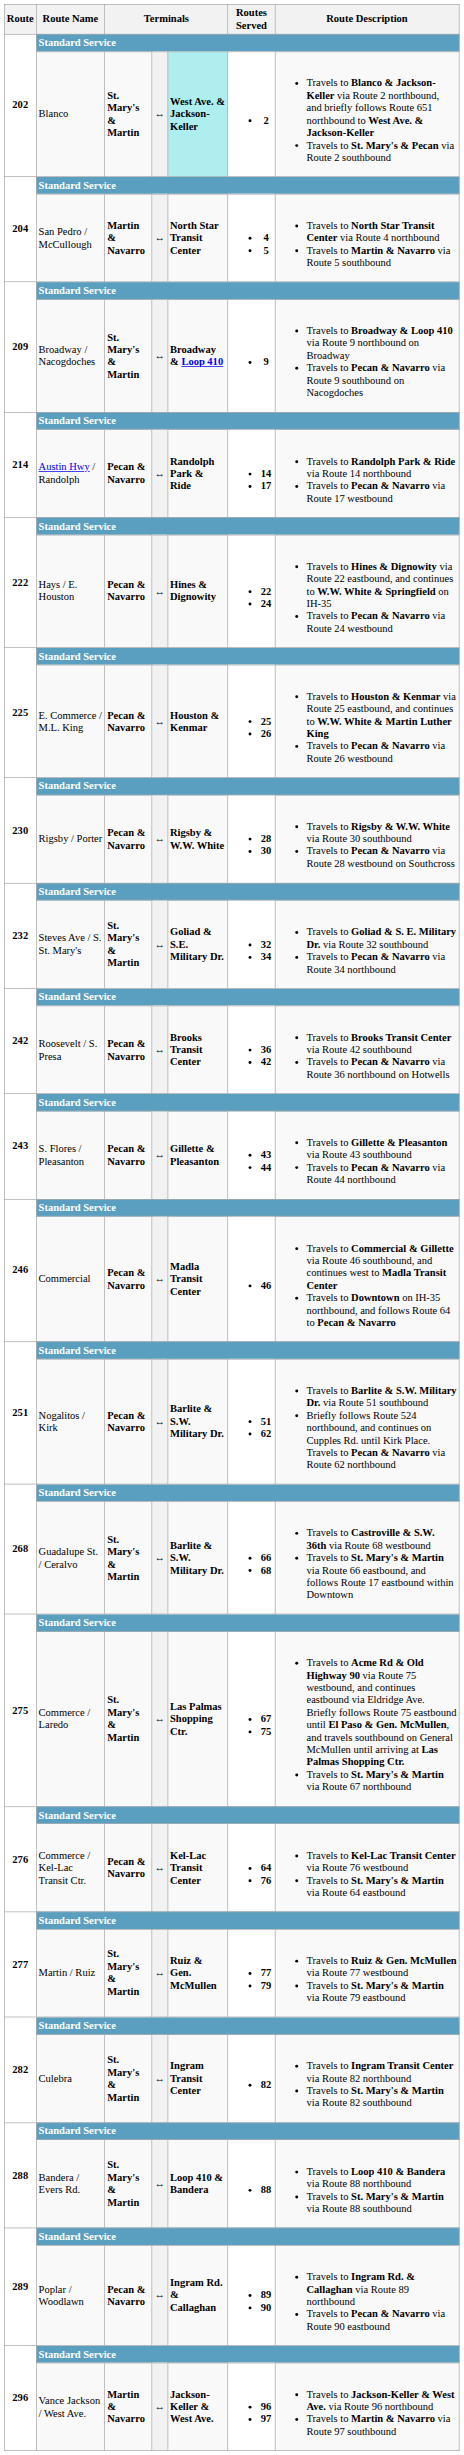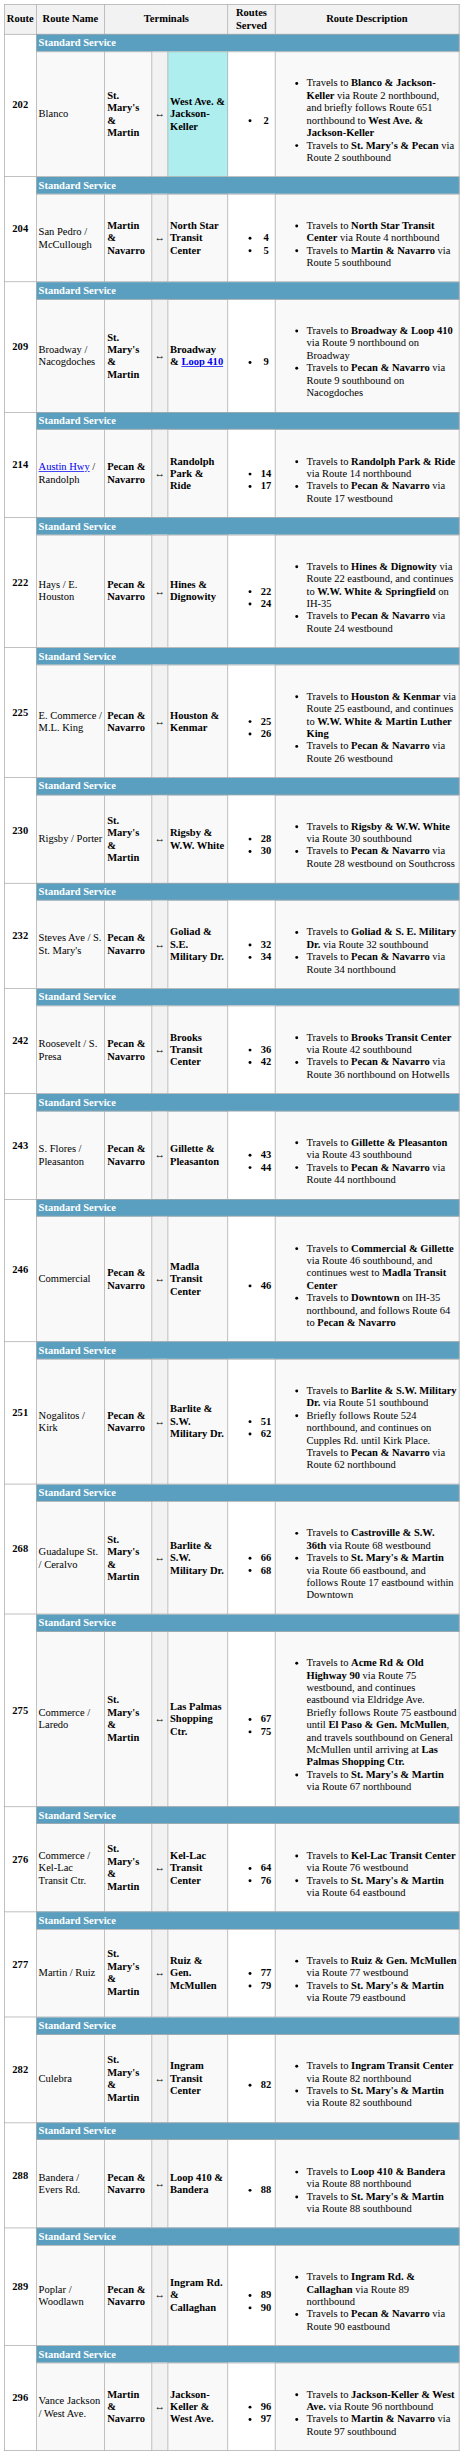(126, 839) Pecan & Navarro -> (123, 839) St. Mary's & Martin
(123, 944) St. Mary's & Martin -> (126, 944) Pecan & Navarro
(126, 1868) Pecan & Navarro -> (123, 1868) St. Mary's & Martin
(123, 2184) St. Mary's & Martin -> (126, 2184) Pecan & Navarro
